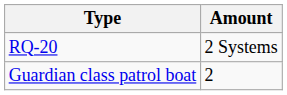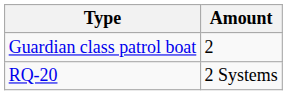rows swapped: (33, 47) <-> (102, 75)
